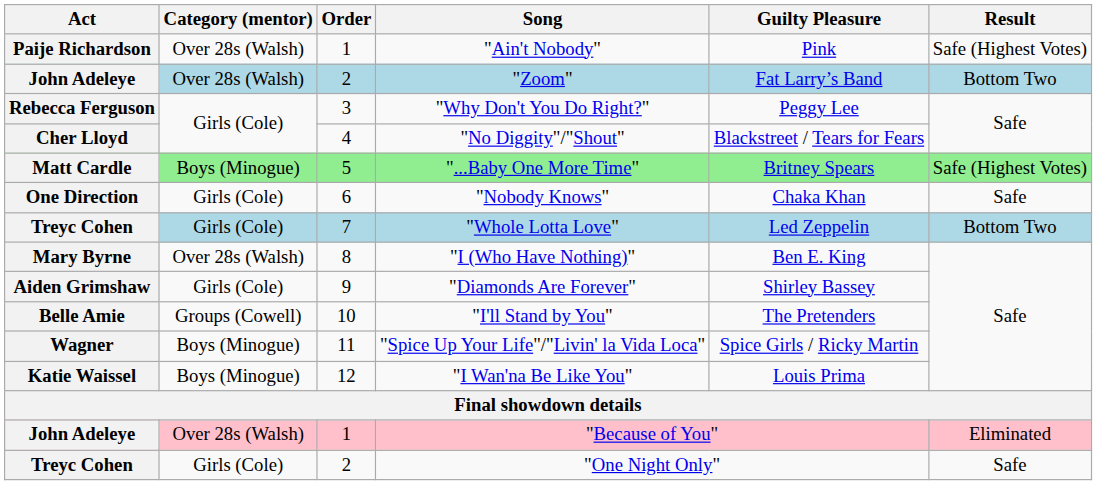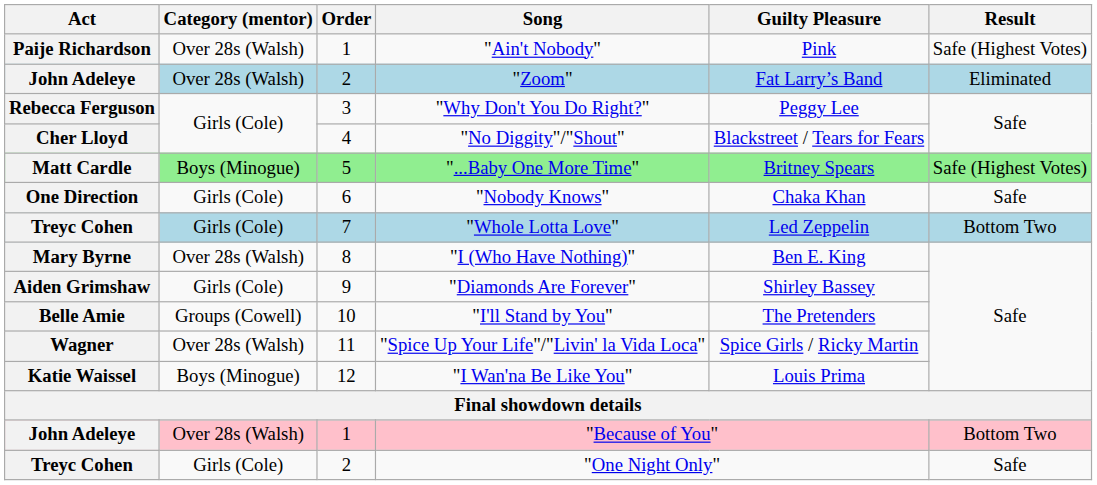(1010, 78) Bottom Two -> (1010, 78) Eliminated
(238, 345) Boys (Minogue) -> (238, 345) Over 28s (Walsh)
(1010, 434) Eliminated -> (1010, 434) Bottom Two
